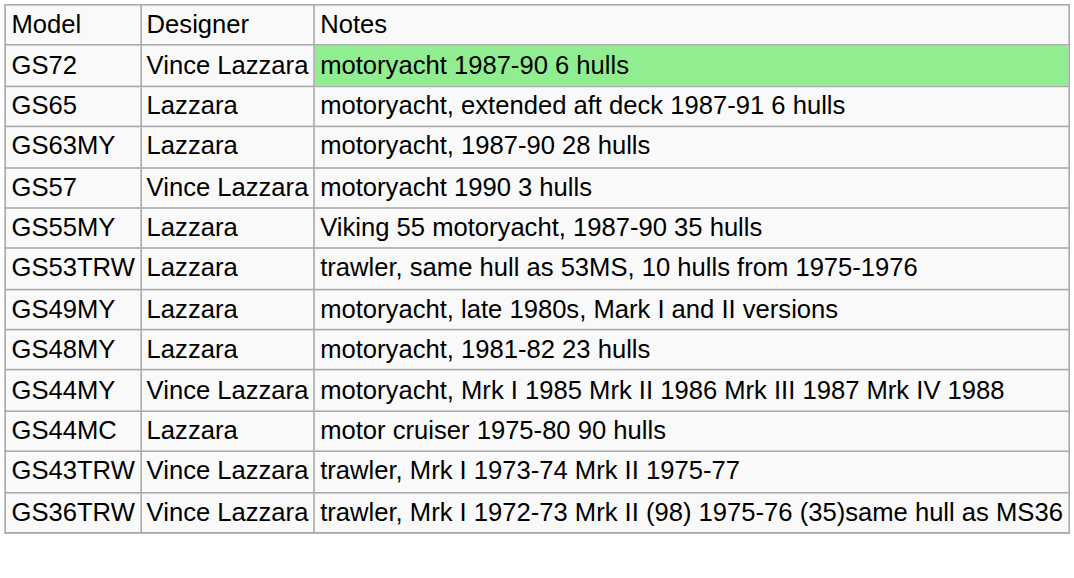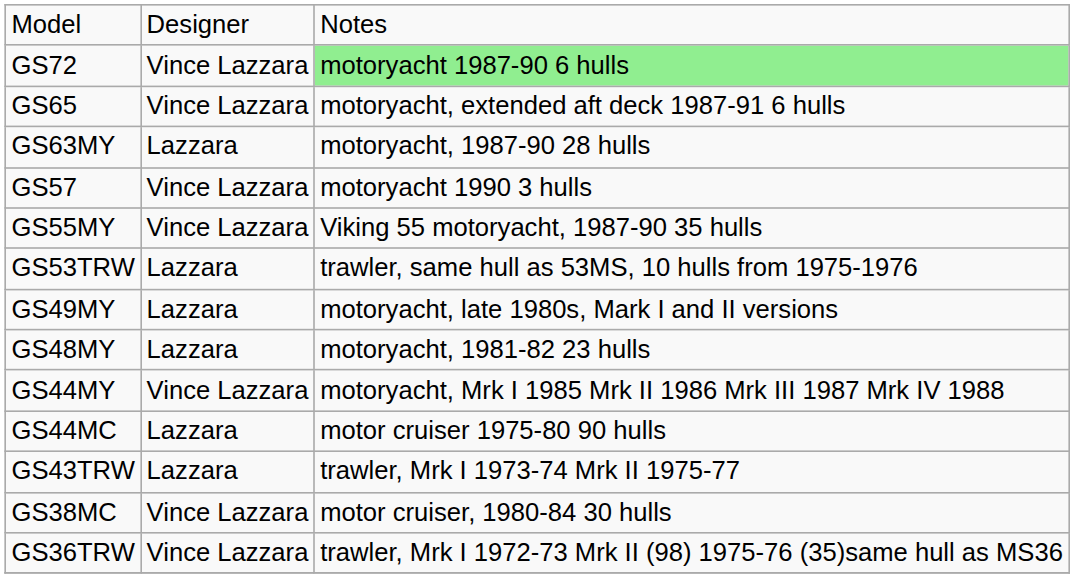(192, 106) Lazzara -> (227, 106) Vince Lazzara
(192, 227) Lazzara -> (227, 227) Vince Lazzara
(227, 471) Vince Lazzara -> (192, 471) Lazzara
+ row: (64, 512)
